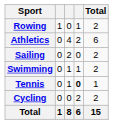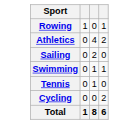- column: (96, 12)
(78, 83) bold -> (104, 83) normal
